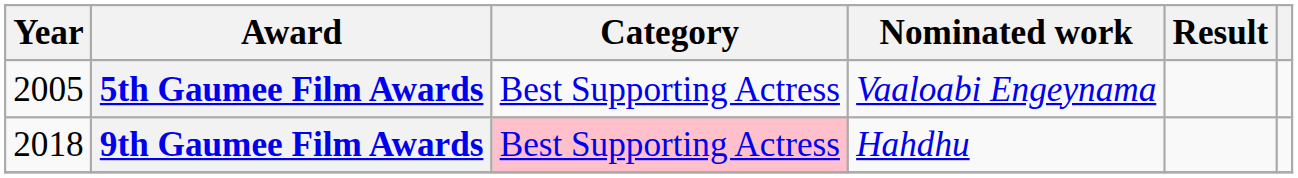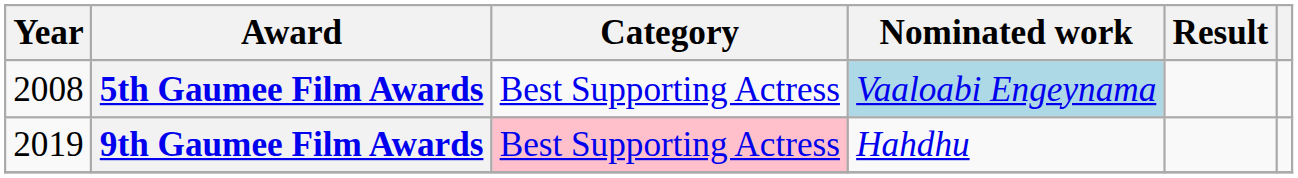(48, 88) 2005 -> (48, 88) 2008
(1006, 88) no background -> (1006, 88) lightblue background
(48, 144) 2018 -> (48, 144) 2019
